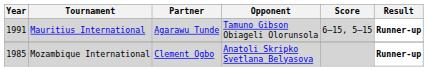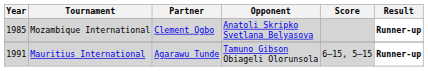rows swapped: (88, 30) <-> (90, 54)
